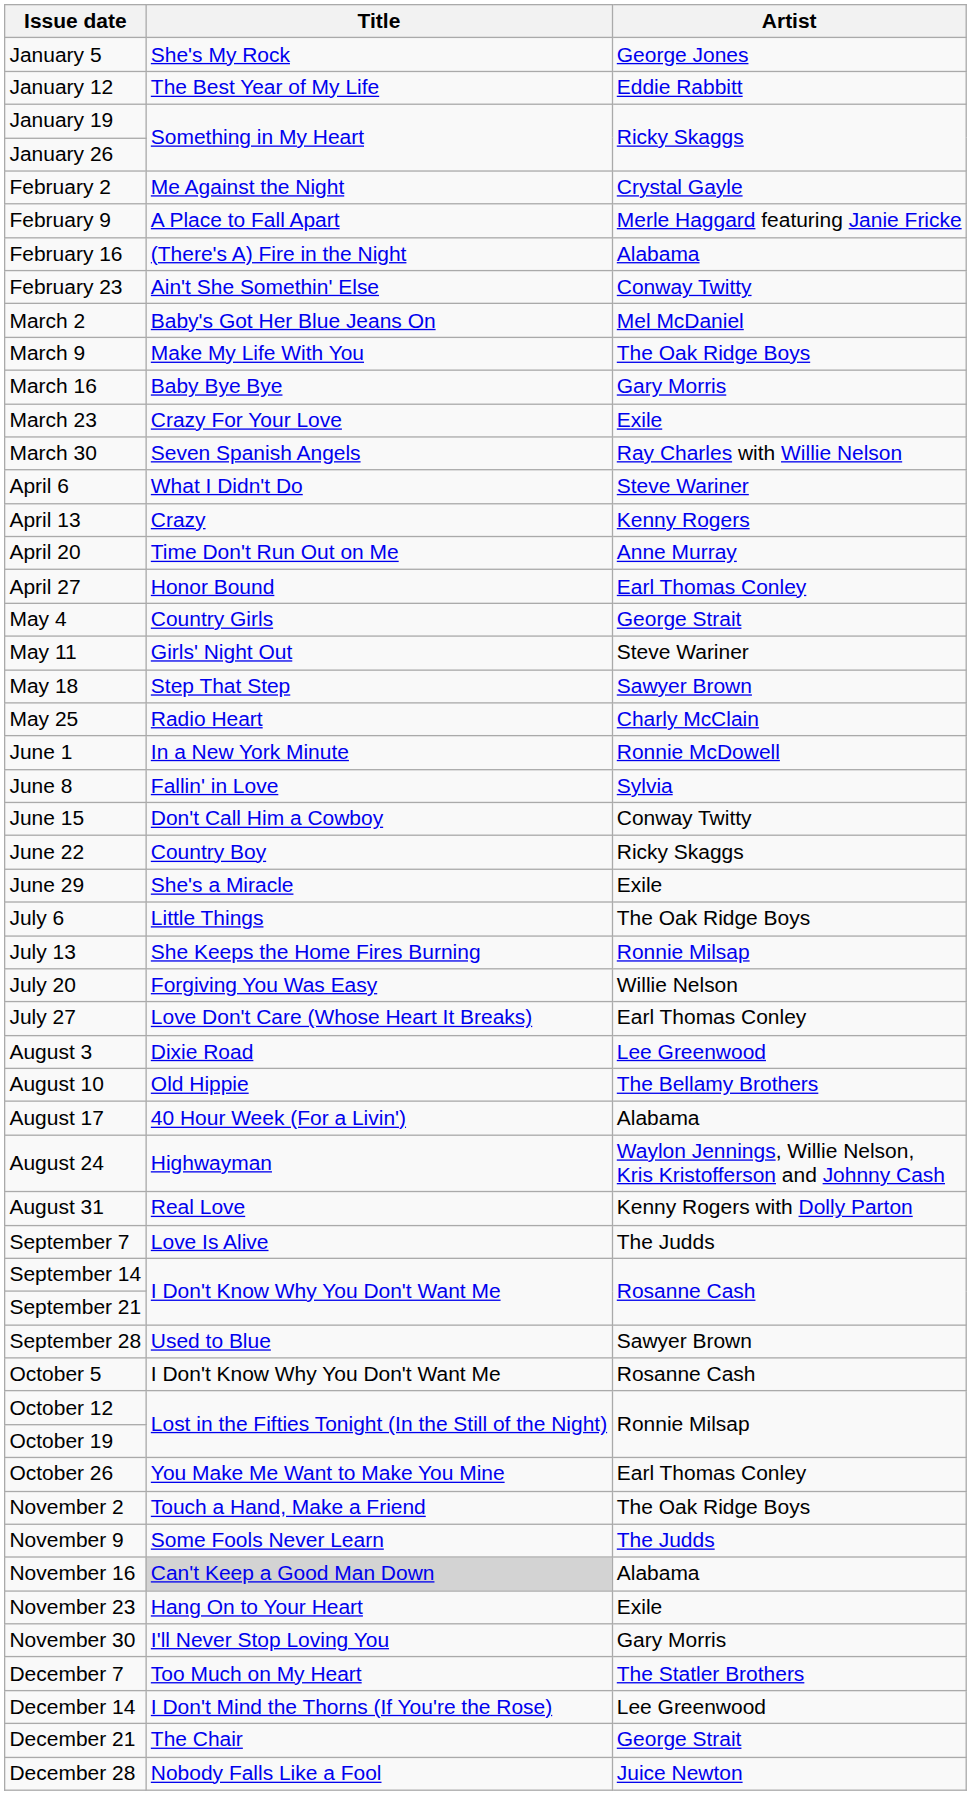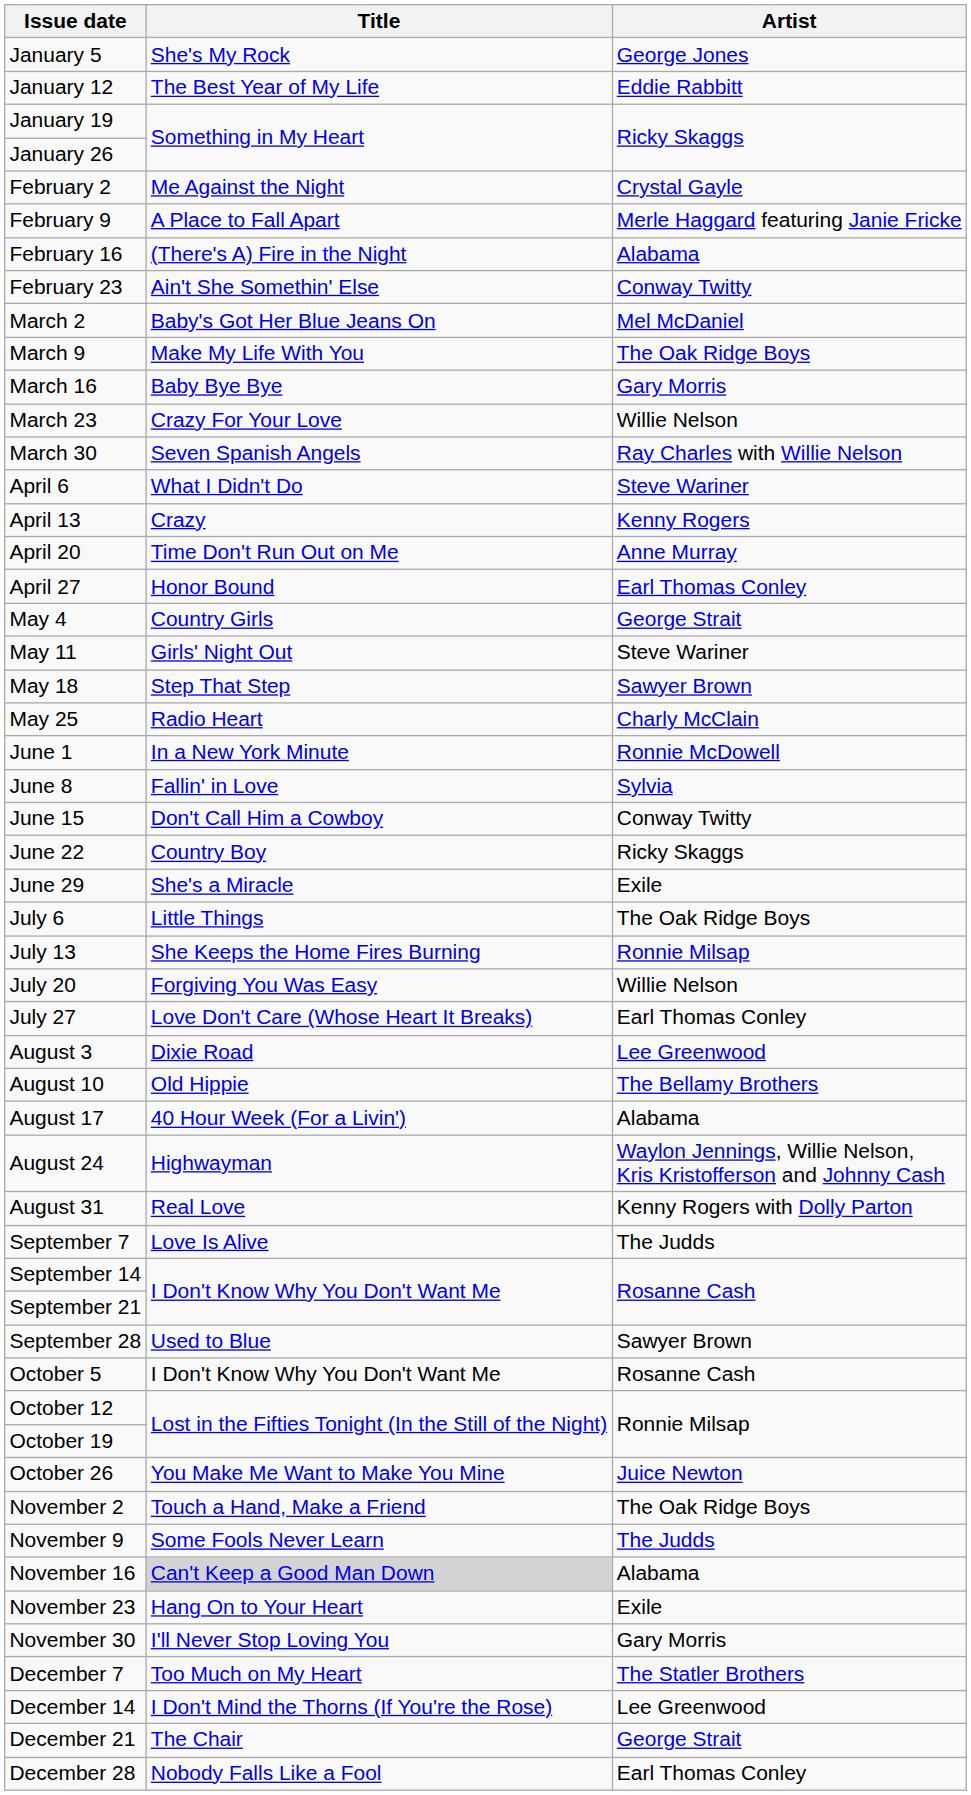(640, 420) Exile -> (677, 420) Willie Nelson
(712, 1474) Earl Thomas Conley -> (680, 1474) Juice Newton
(680, 1773) Juice Newton -> (712, 1773) Earl Thomas Conley
